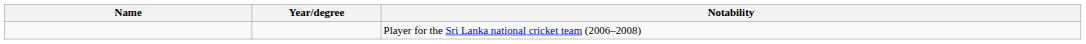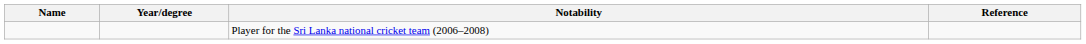+ column: (1005, 13)
